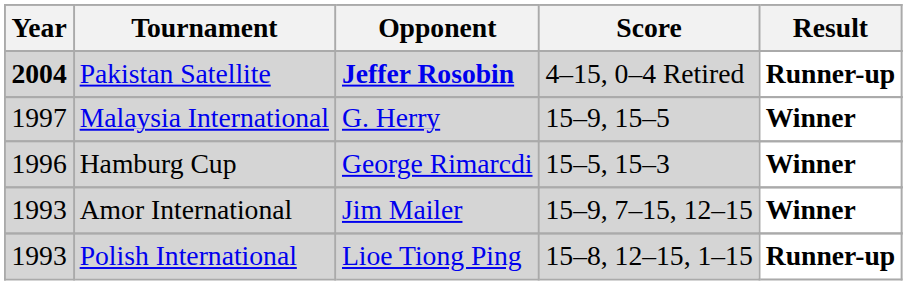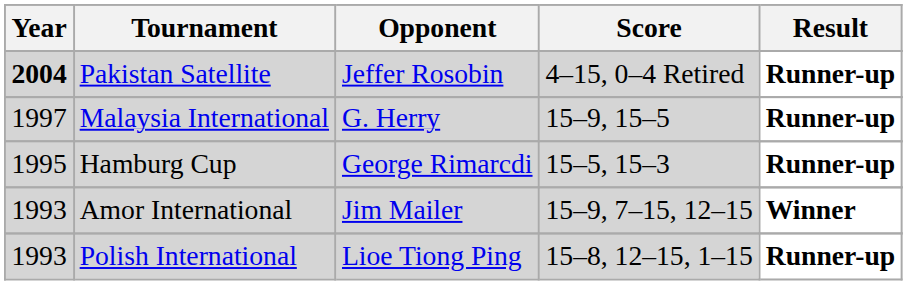(428, 73) bold -> (423, 73) normal
(811, 118) Winner -> (830, 118) Runner-up
(39, 164) 1996 -> (39, 164) 1995
(811, 164) Winner -> (830, 164) Runner-up
